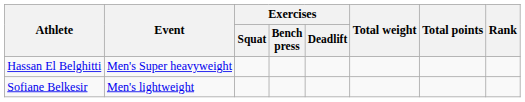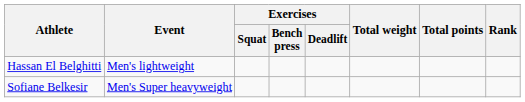(169, 67) Men's Super heavyweight -> (151, 67) Men's lightweight
(151, 87) Men's lightweight -> (169, 87) Men's Super heavyweight
